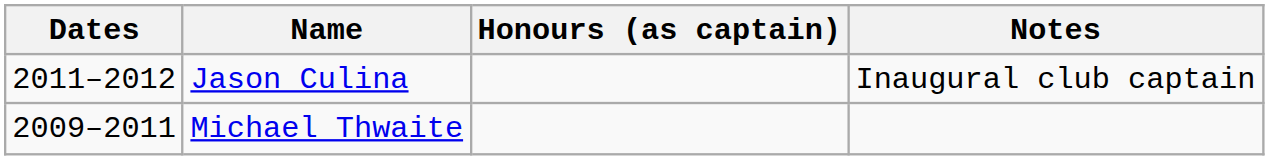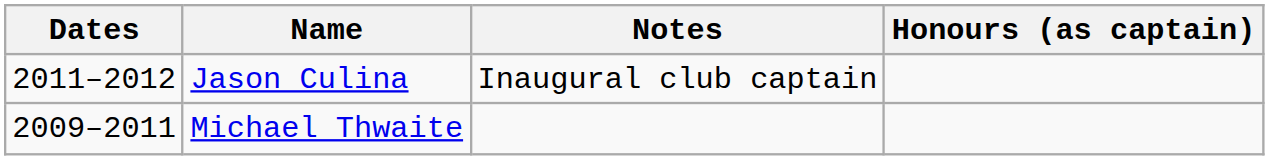columns swapped: (1055, 30) <-> (659, 30)
